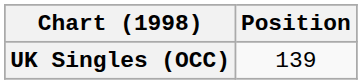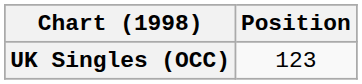(296, 61) 139 -> (296, 61) 123
